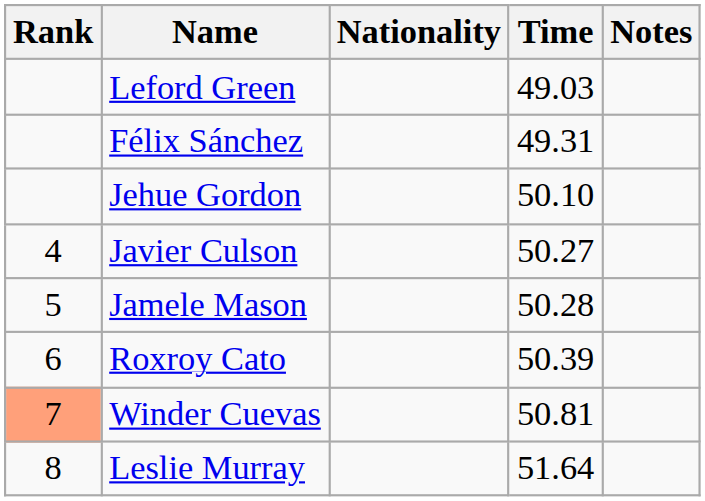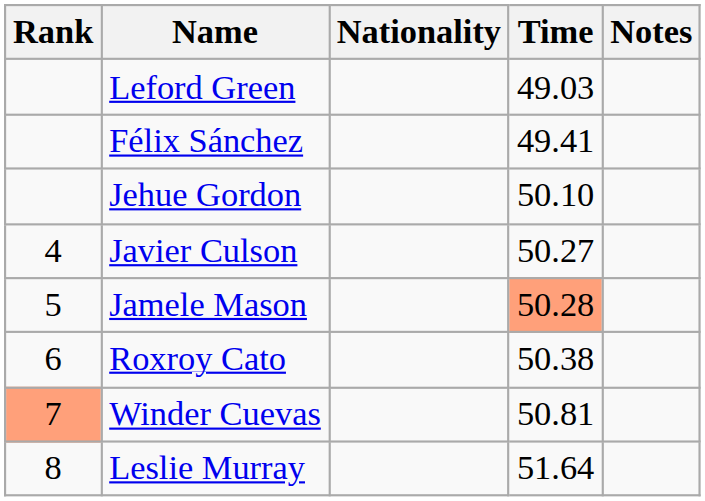(556, 140) 49.31 -> (556, 140) 49.41
(556, 304) no background -> (556, 304) lightsalmon background
(556, 359) 50.39 -> (556, 359) 50.38
